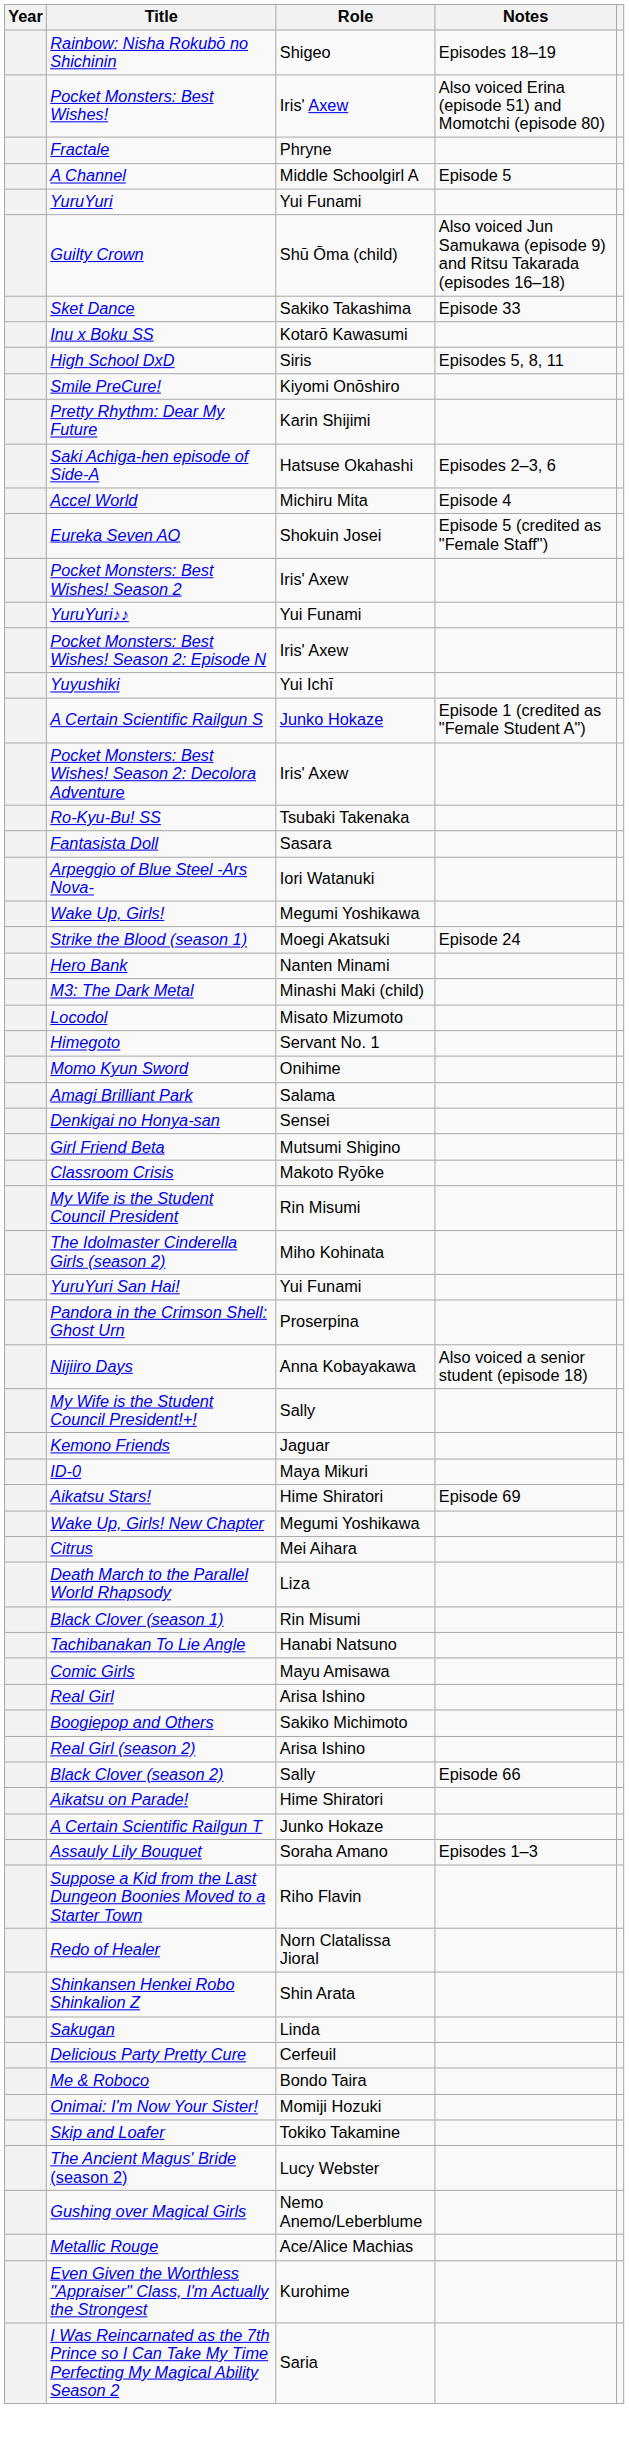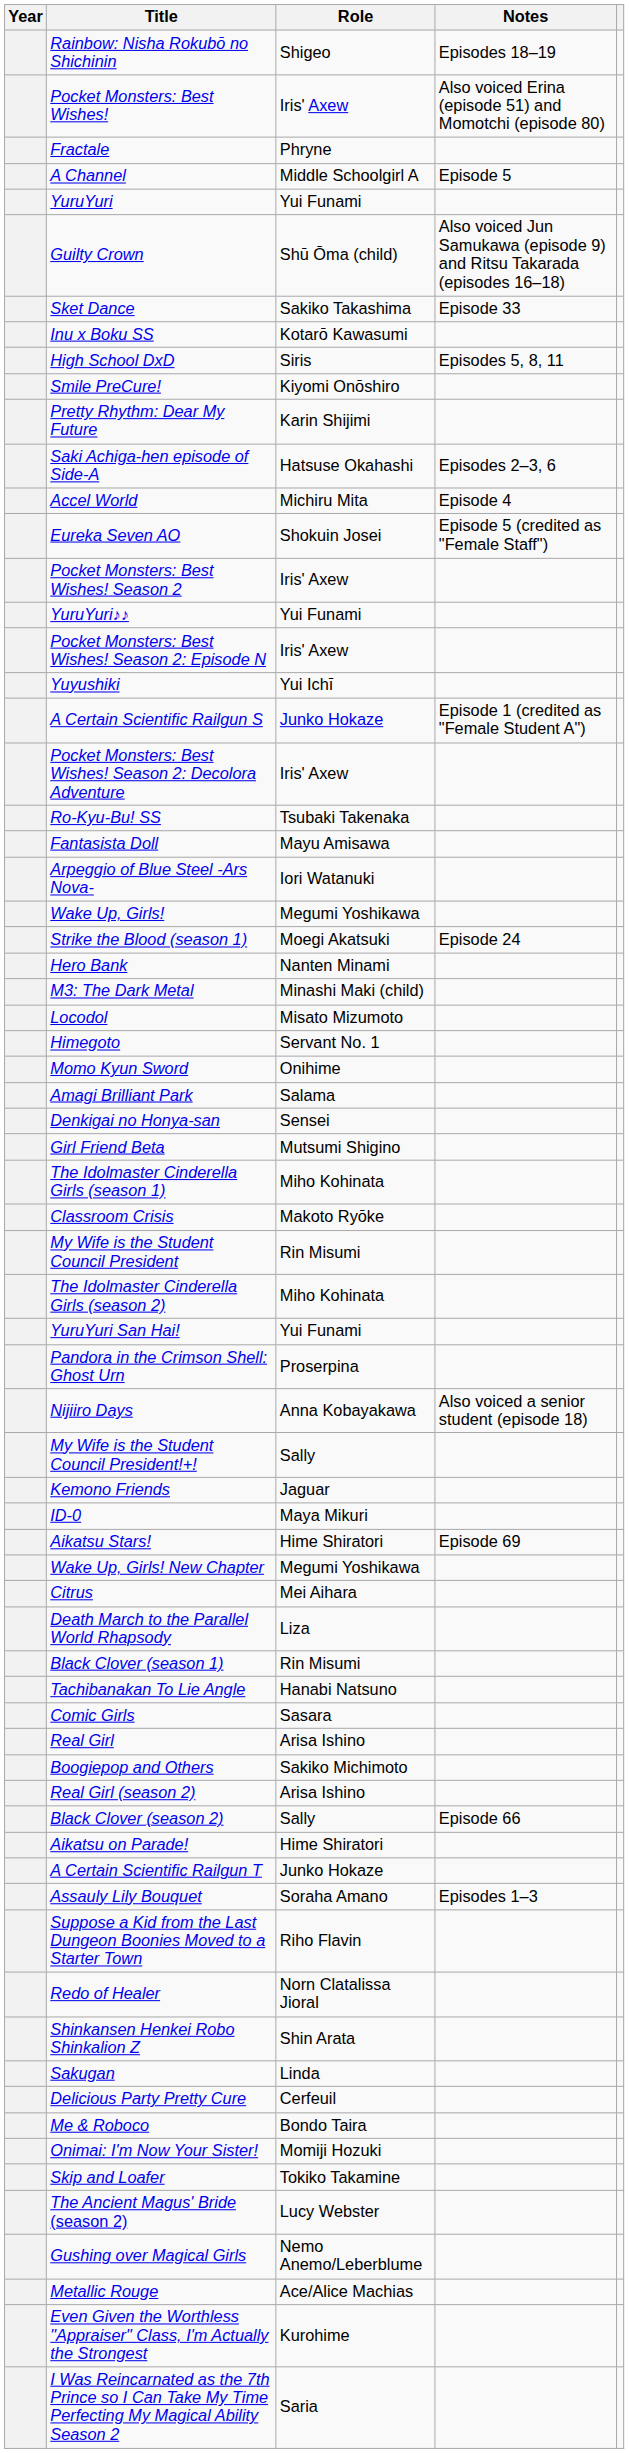(306, 843) Sasara -> (335, 843) Mayu Amisawa
+ row: (144, 1182)
(335, 1671) Mayu Amisawa -> (306, 1715) Sasara
